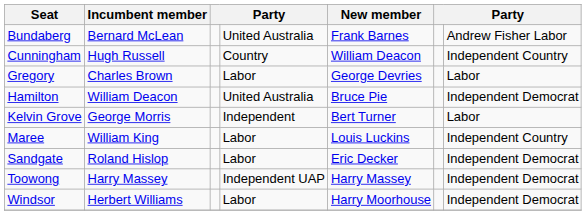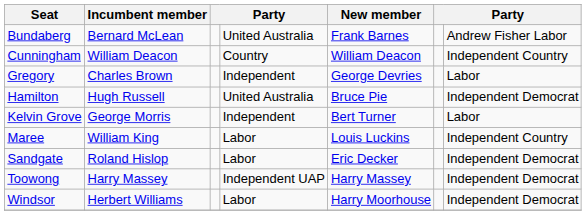(126, 55) Hugh Russell -> (133, 55) William Deacon
(239, 76) Labor -> (259, 76) Independent
(133, 96) William Deacon -> (126, 96) Hugh Russell
